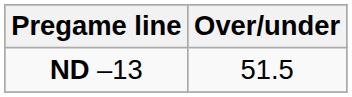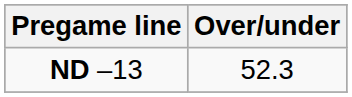(267, 69) 51.5 -> (267, 69) 52.3
